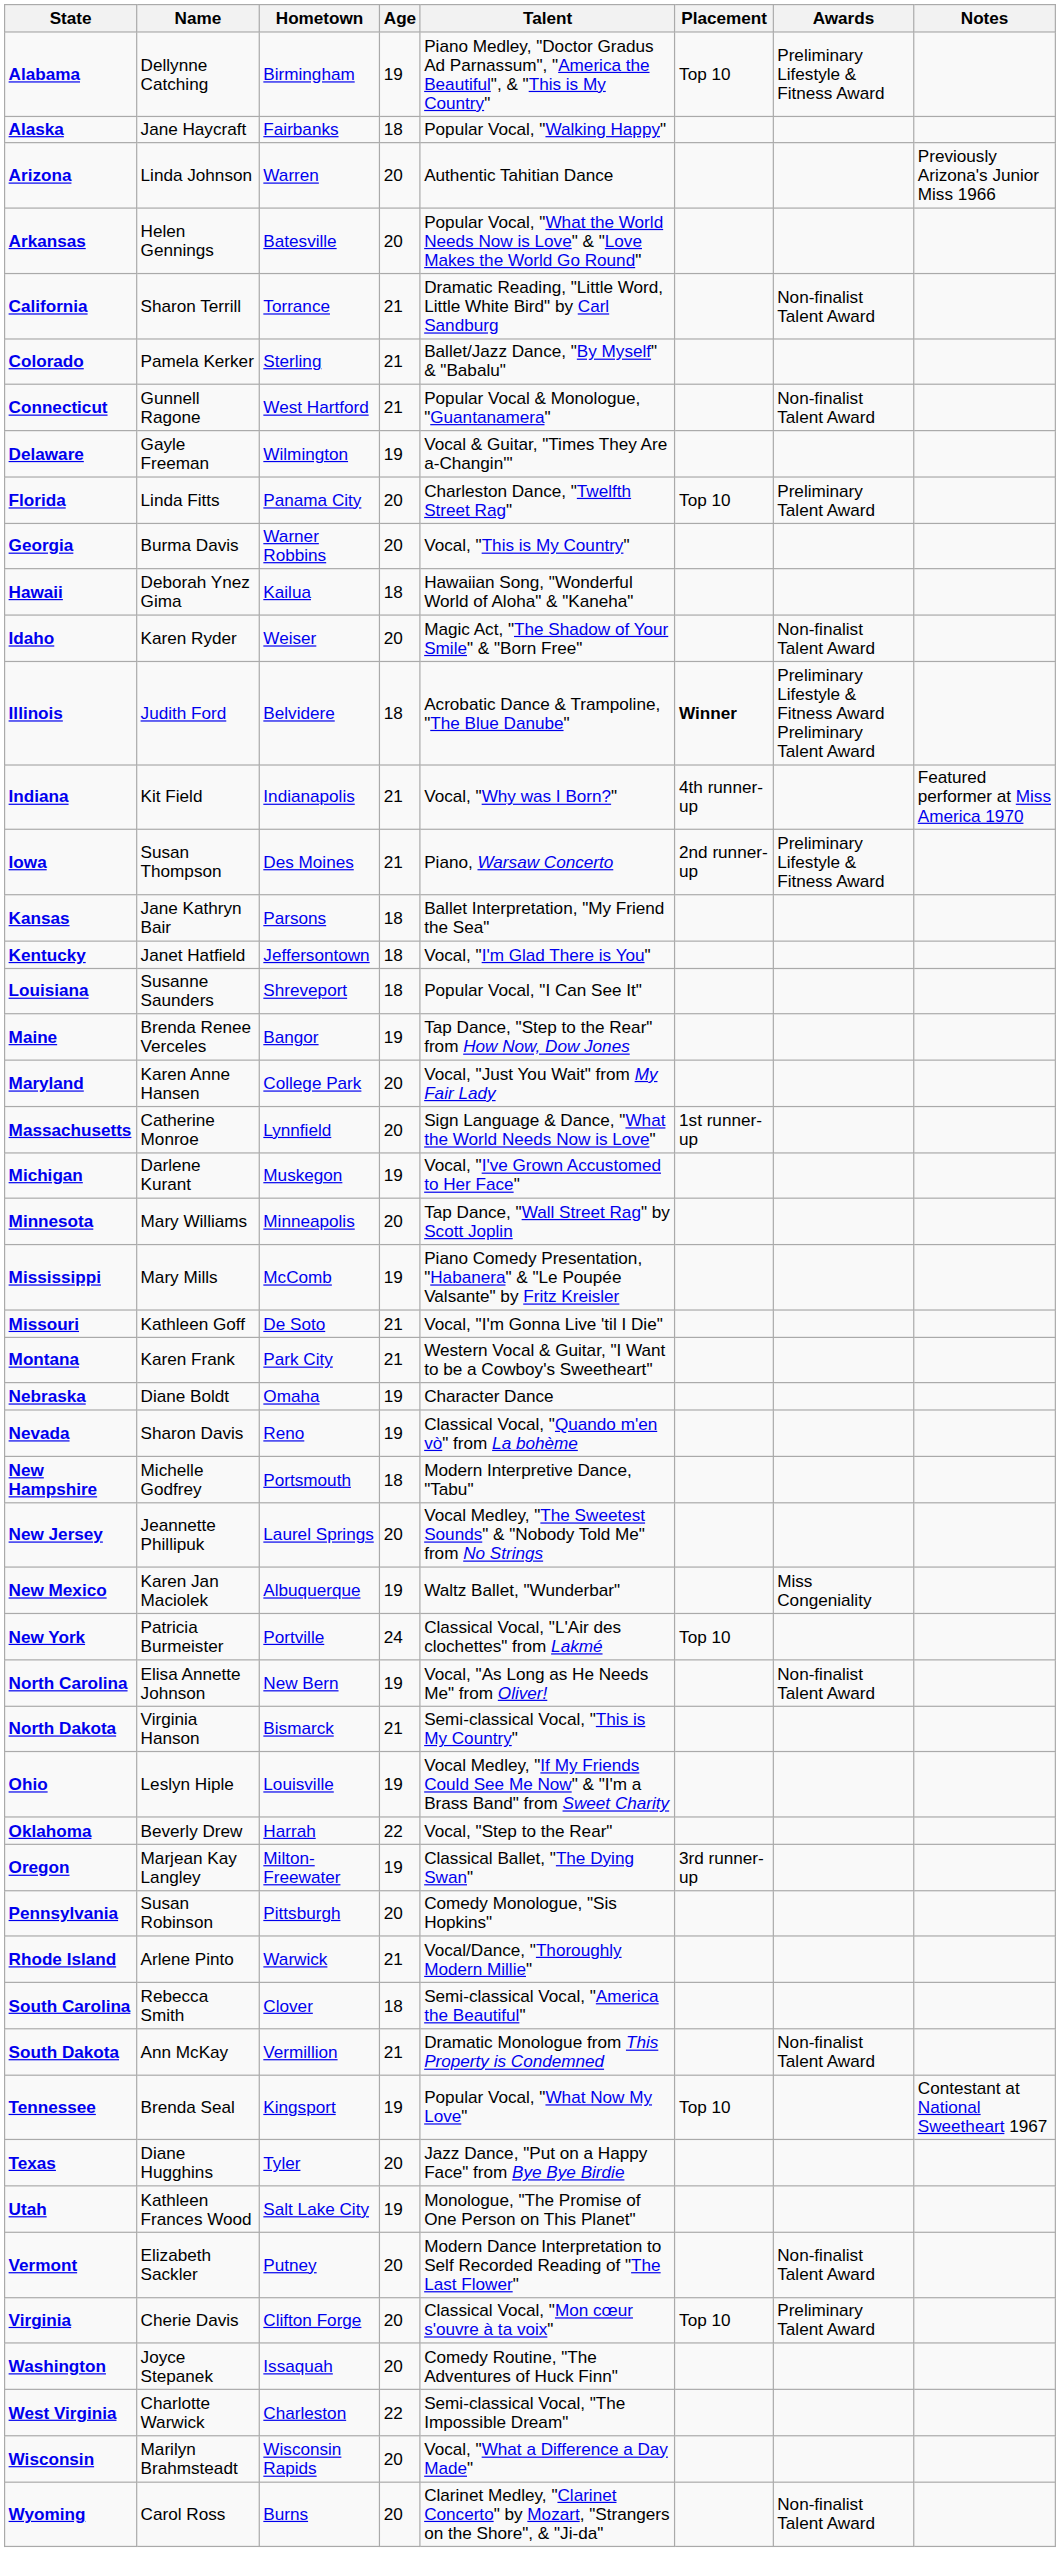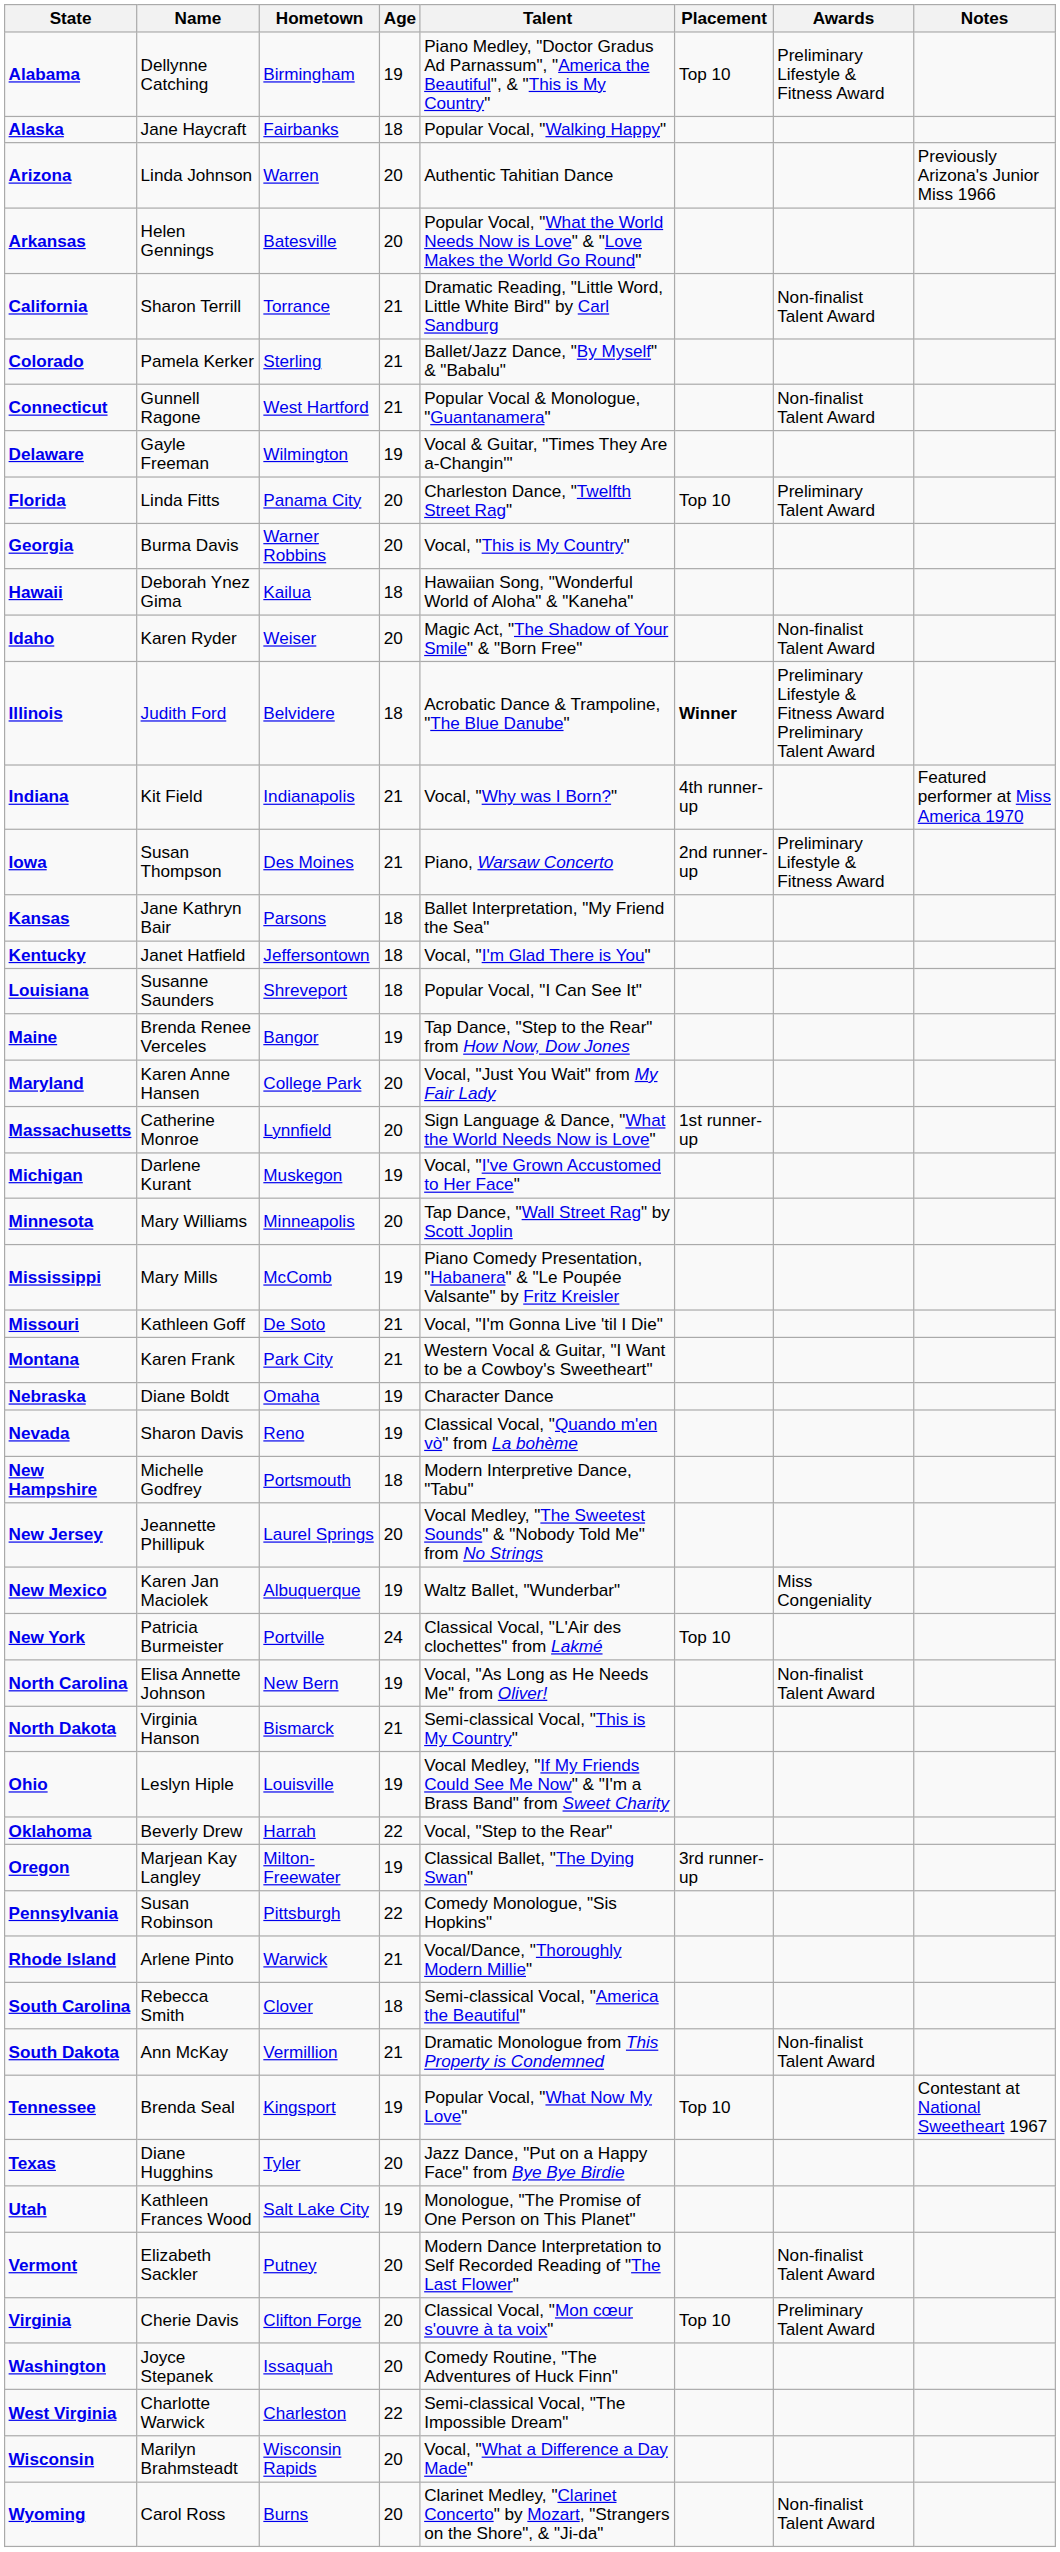(393, 1914) 20 -> (393, 1914) 22
